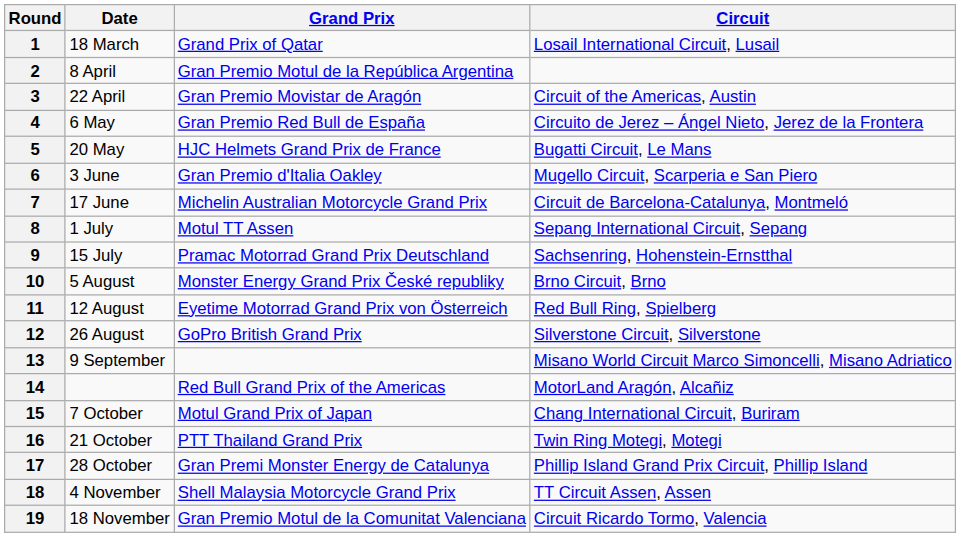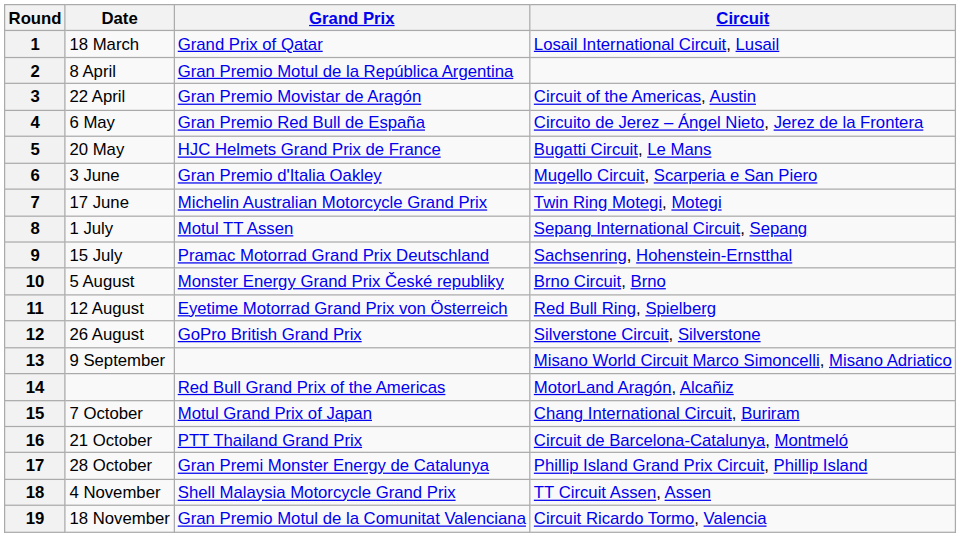(691, 202) Circuit de Barcelona-Catalunya, Montmeló -> (628, 202) Twin Ring Motegi, Motegi
(628, 439) Twin Ring Motegi, Motegi -> (691, 439) Circuit de Barcelona-Catalunya, Montmeló
